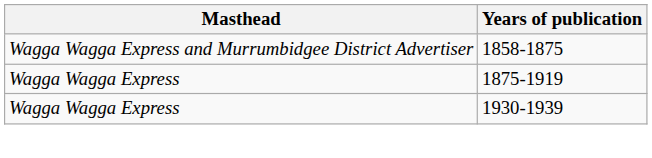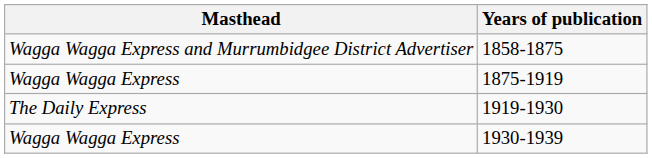+ row: (523, 108)
